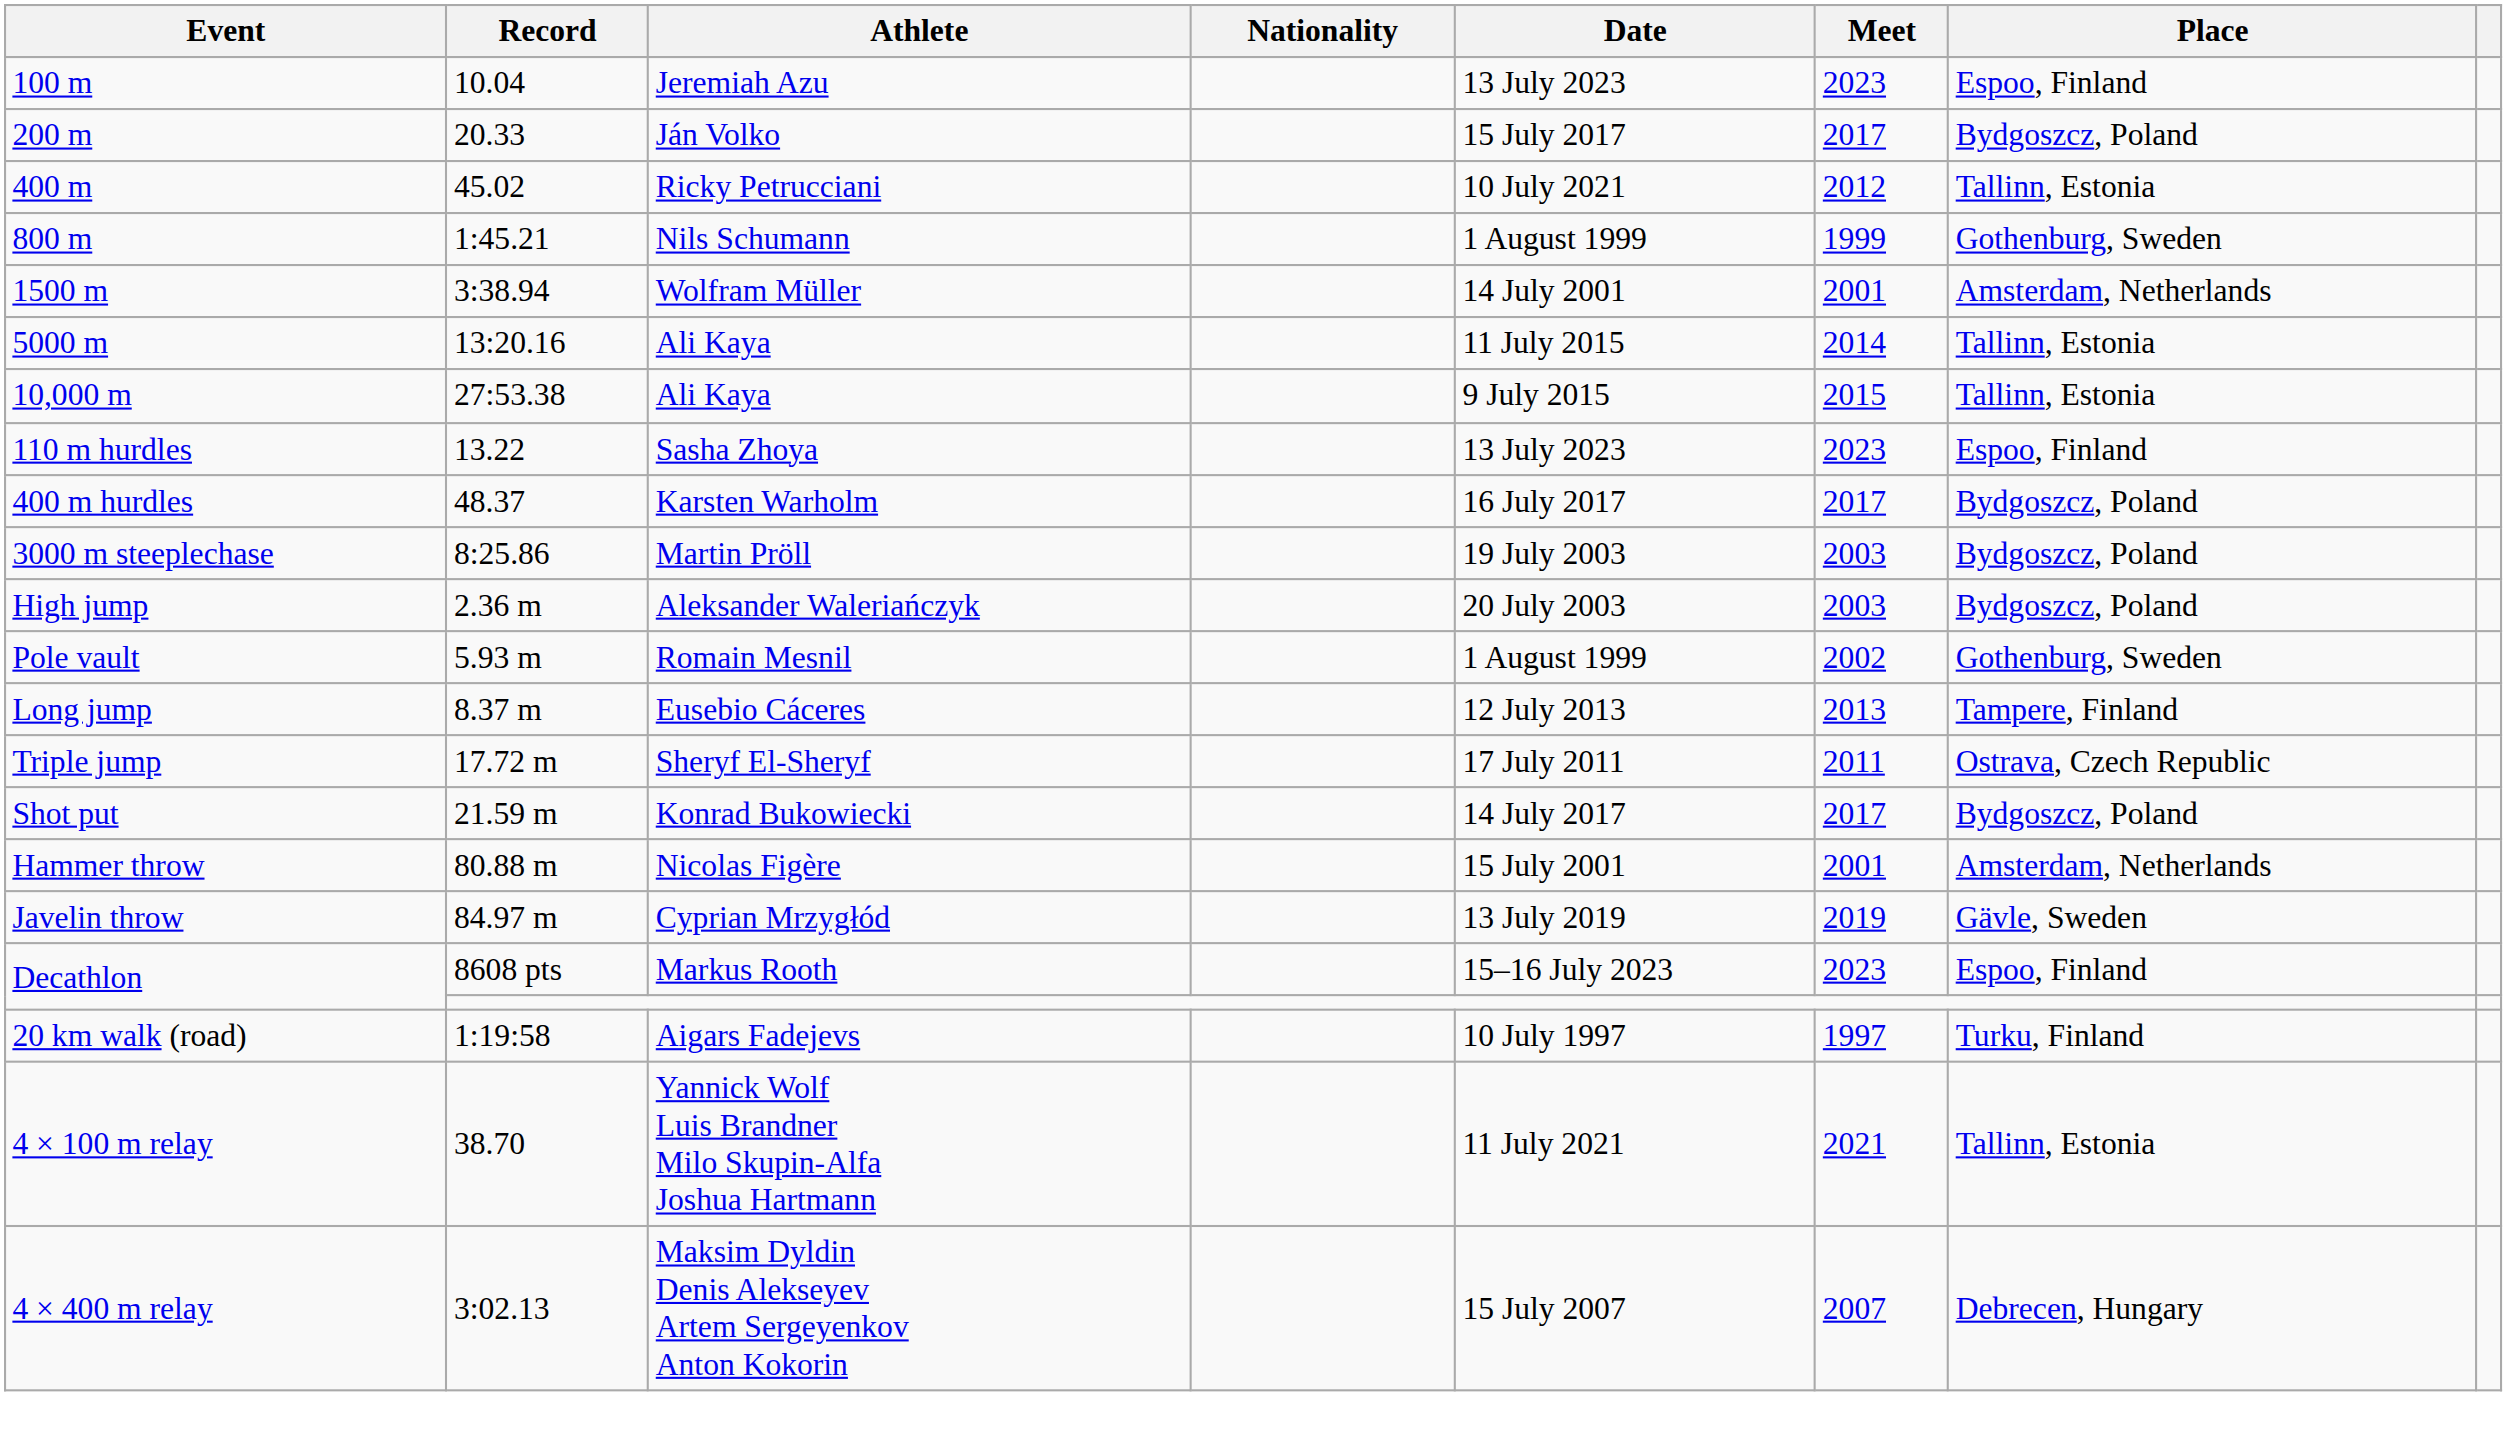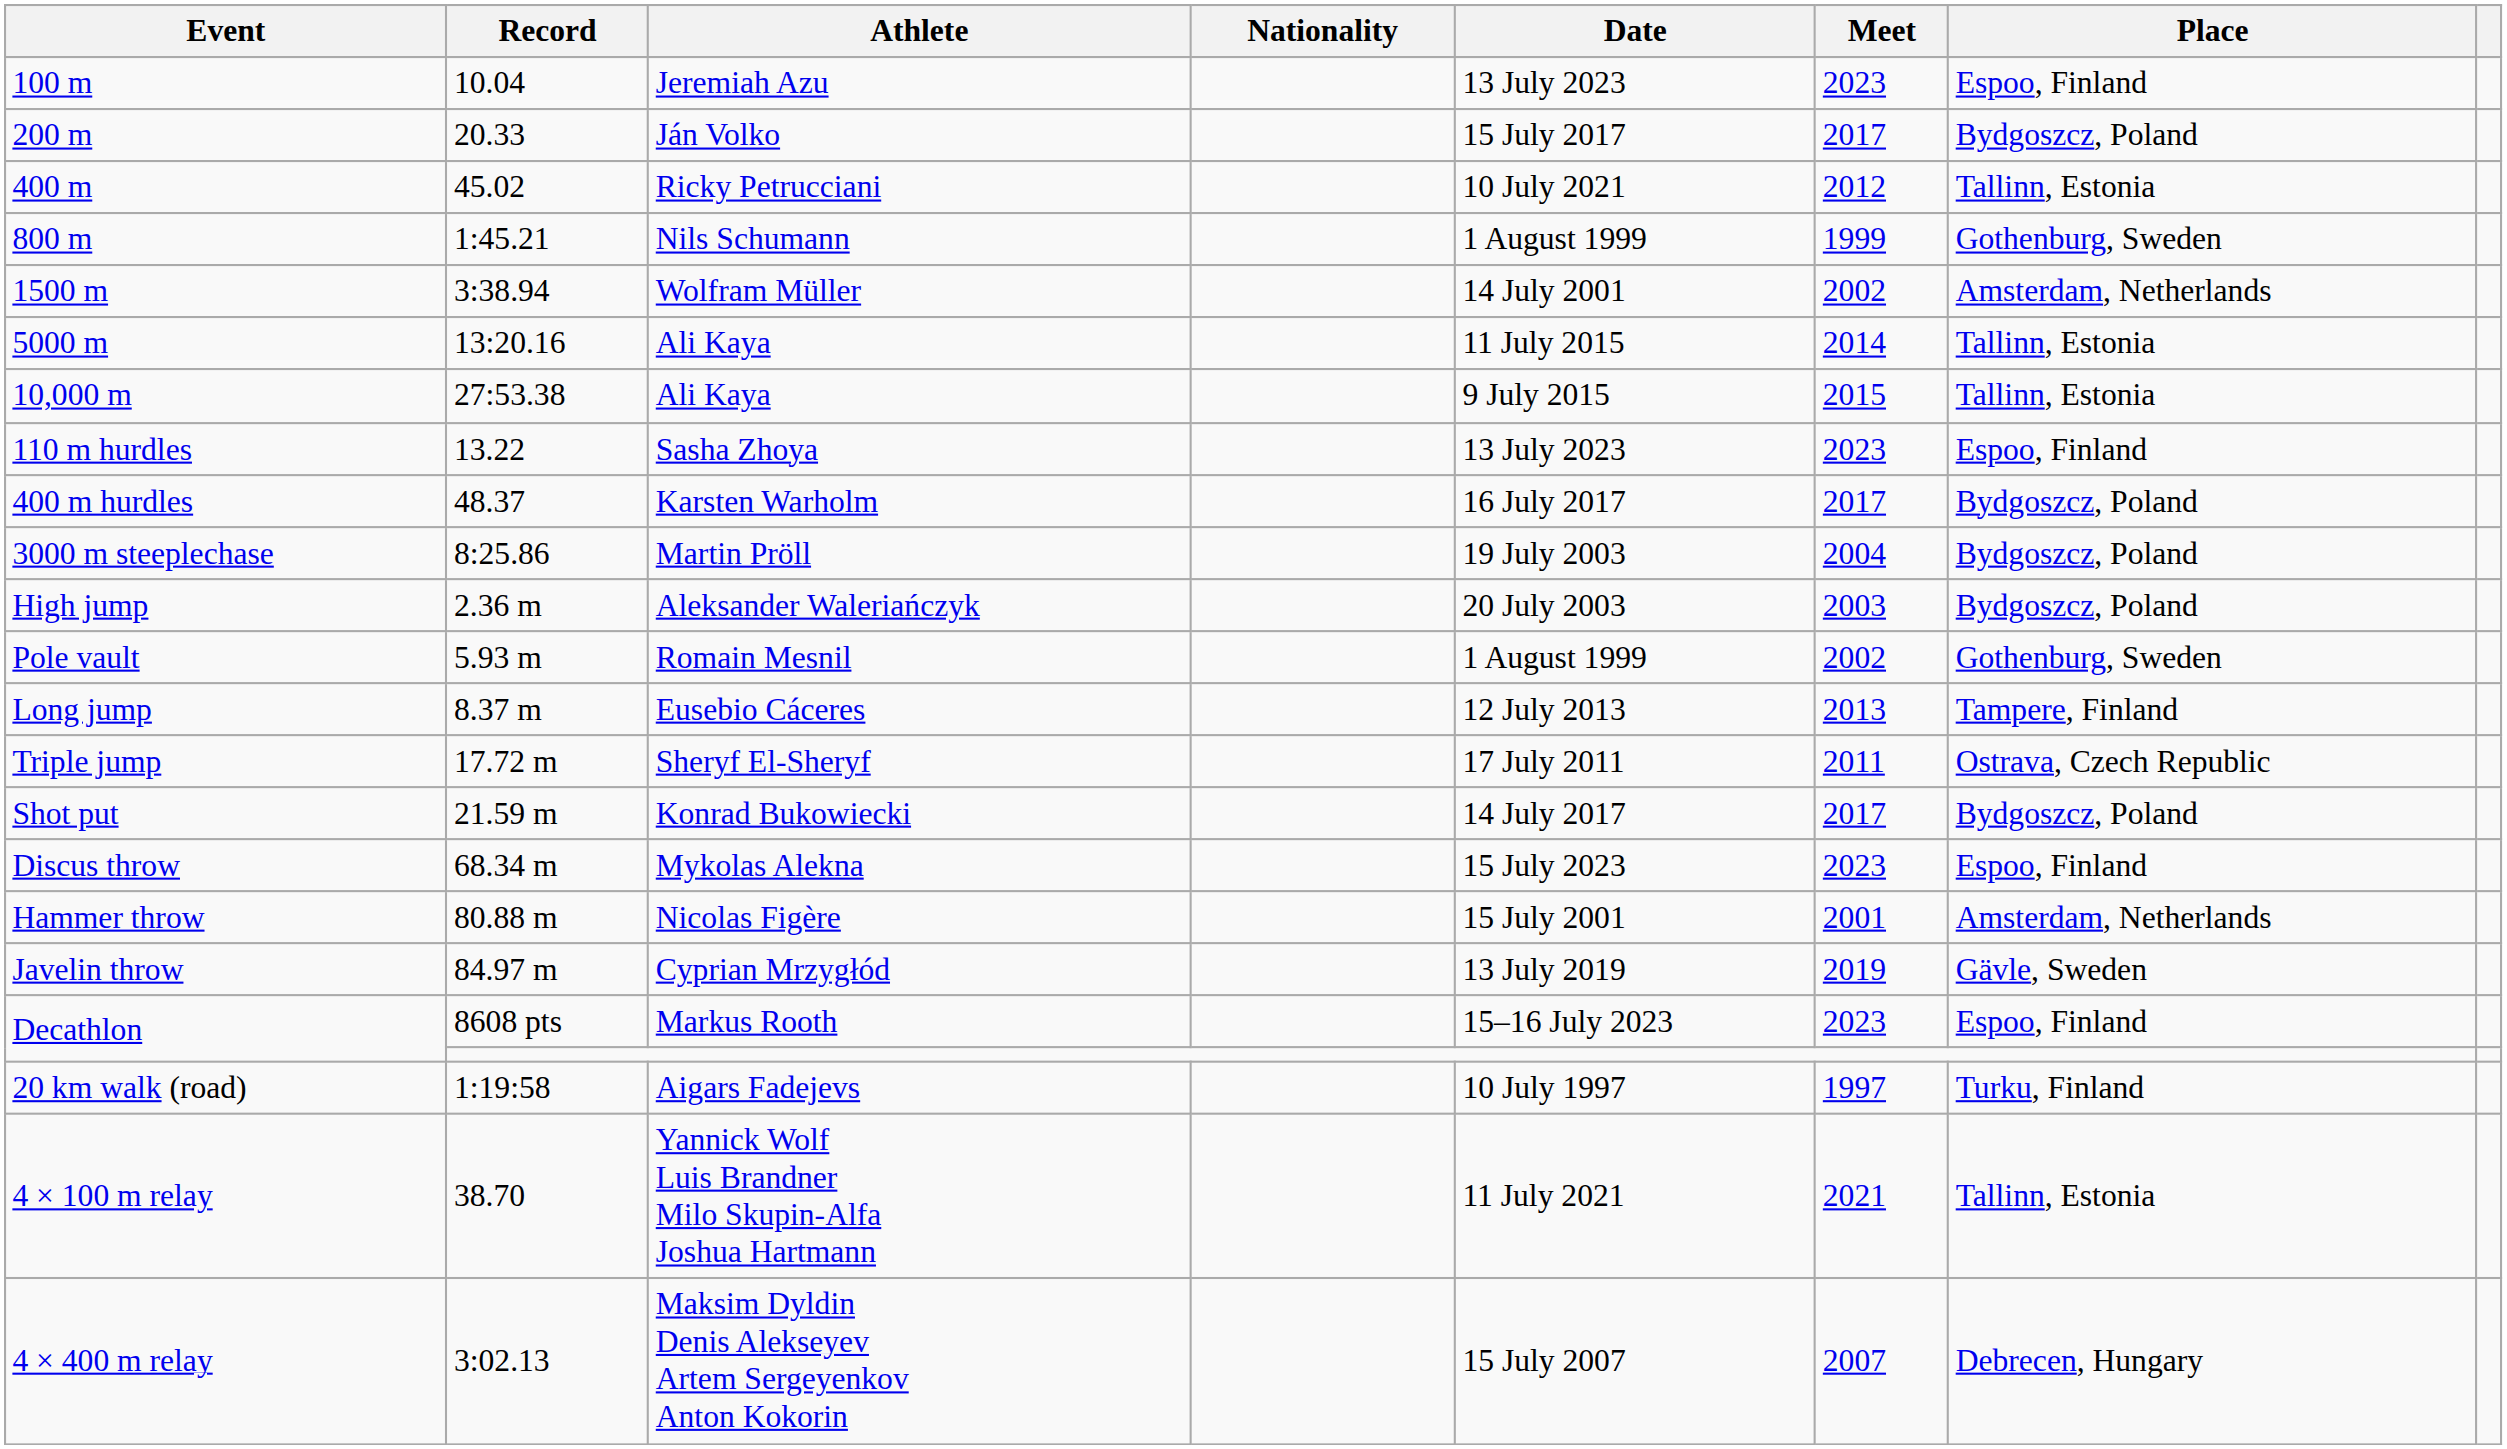(1854, 291) 2001 -> (1854, 291) 2002
(1854, 552) 2003 -> (1854, 552) 2004
+ row: (96, 864)
